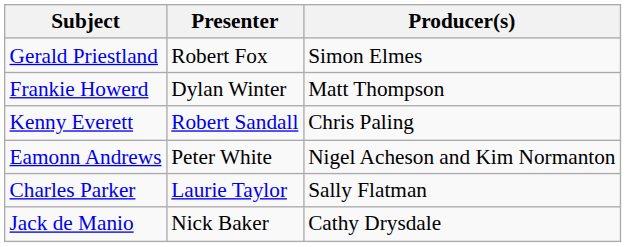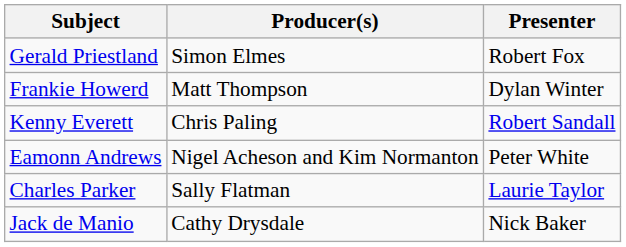columns swapped: (235, 21) <-> (462, 21)
